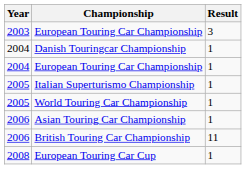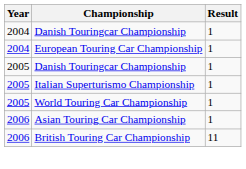- row: (18, 31)
+ row: (18, 66)
- row: (18, 155)
